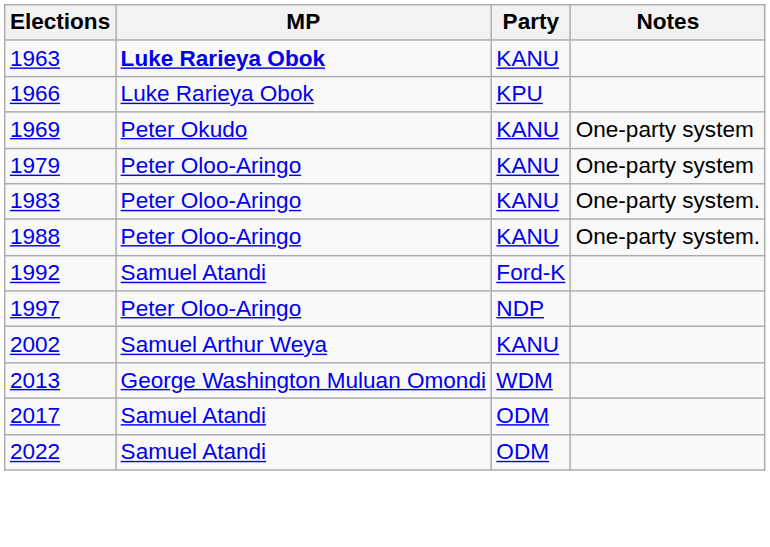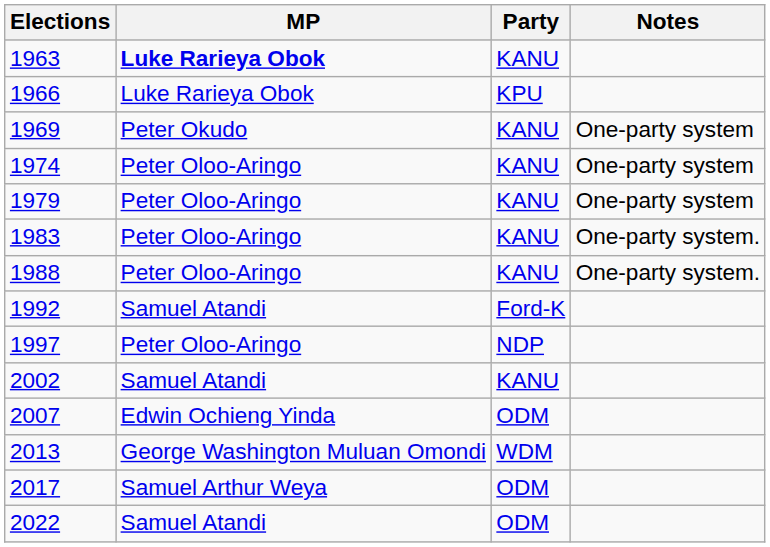+ row: (35, 165)
(224, 344) Samuel Arthur Weya -> (193, 380) Samuel Atandi
+ row: (35, 415)
(193, 415) Samuel Atandi -> (224, 487) Samuel Arthur Weya
